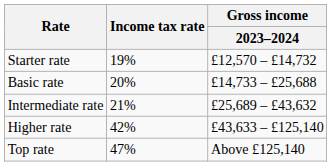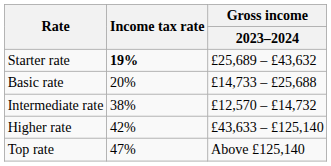(123, 60) normal -> (124, 60) bold
(264, 60) £12,570 – £14,732 -> (264, 60) £25,689 – £43,632
(123, 104) 21% -> (123, 104) 38%
(264, 104) £25,689 – £43,632 -> (264, 104) £12,570 – £14,732
